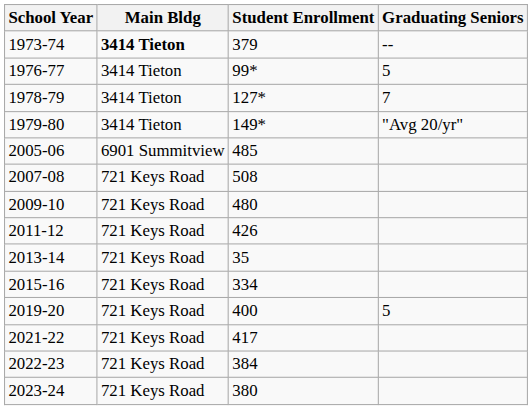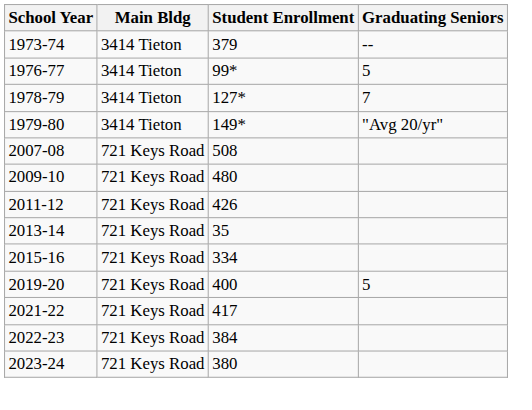(143, 44) bold -> (141, 44) normal
- row: (36, 151)
